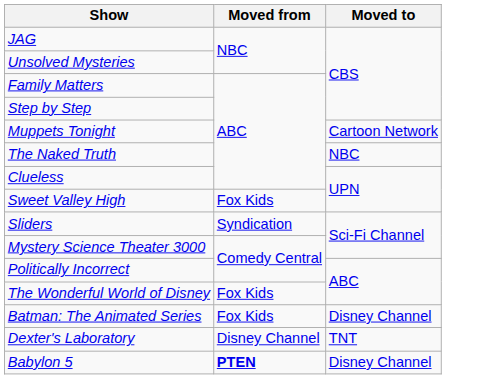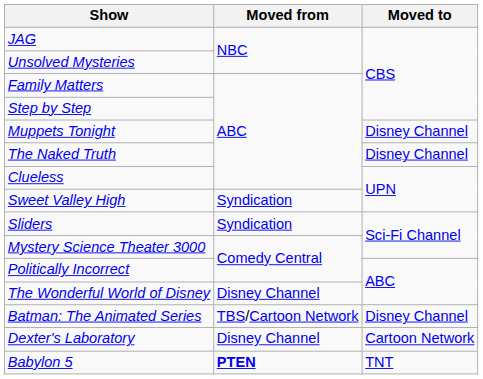(383, 131) Cartoon Network -> (417, 131) Disney Channel
(344, 154) NBC -> (417, 154) Disney Channel
(245, 200) Fox Kids -> (254, 200) Syndication
(245, 293) Fox Kids -> (268, 293) Disney Channel
(245, 316) Fox Kids -> (288, 316) TBS/Cartoon Network
(343, 339) TNT -> (420, 339) Cartoon Network
(380, 362) Disney Channel -> (379, 362) TNT
